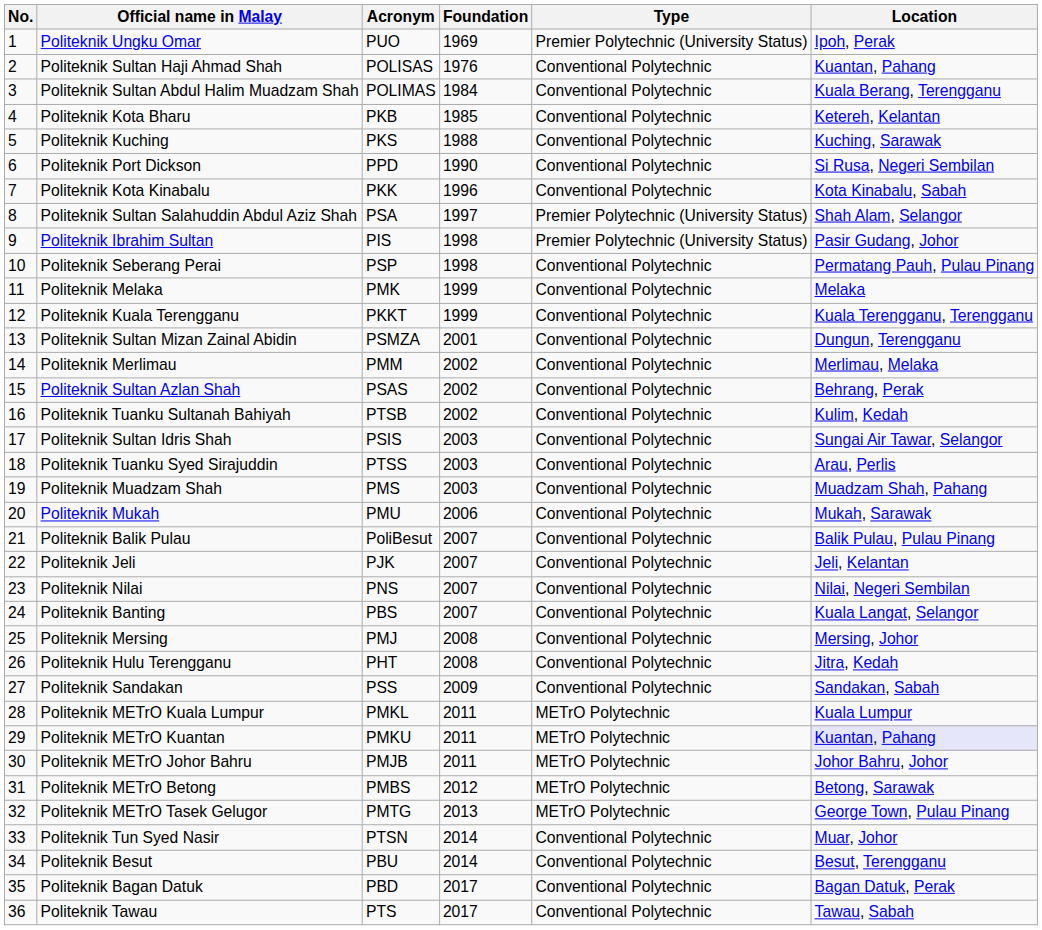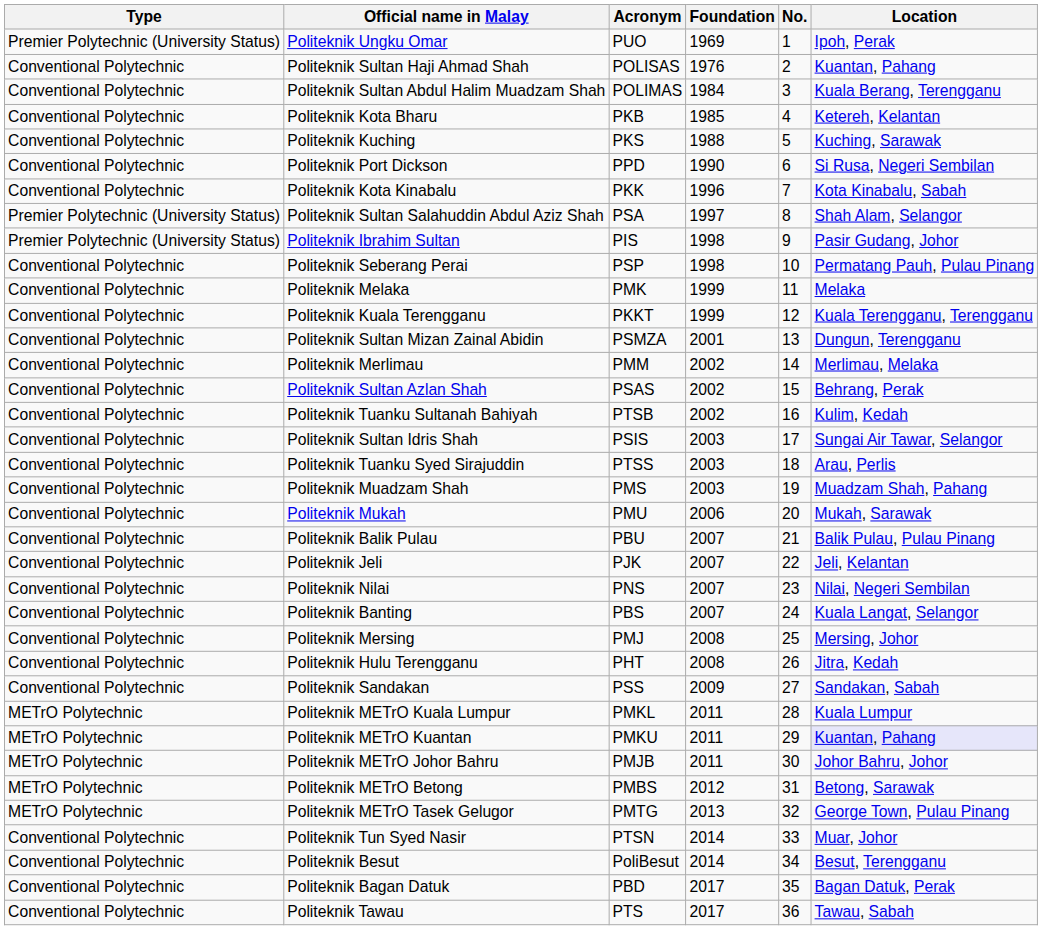columns swapped: (21, 16) <-> (671, 16)
(399, 539) PoliBesut -> (629, 539) PBU
(382, 862) PBU -> (646, 862) PoliBesut
